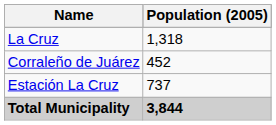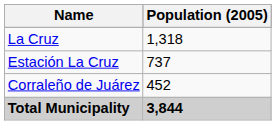rows swapped: (63, 85) <-> (74, 62)
